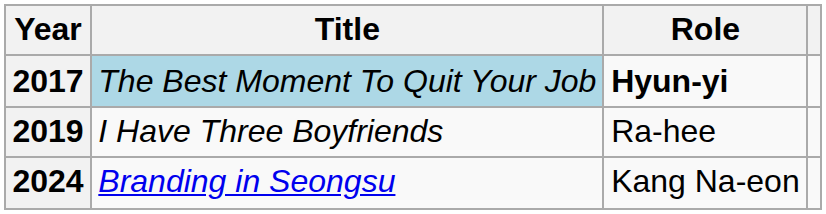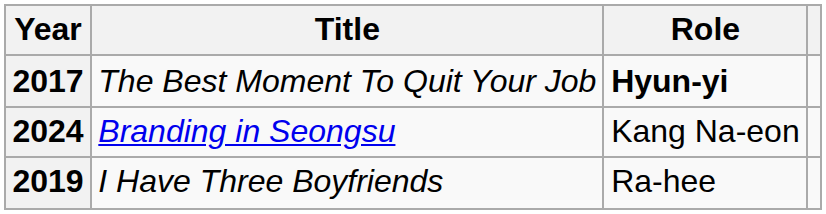(347, 80) lightblue background -> (347, 80) no background
rows swapped: (48, 131) <-> (48, 182)
